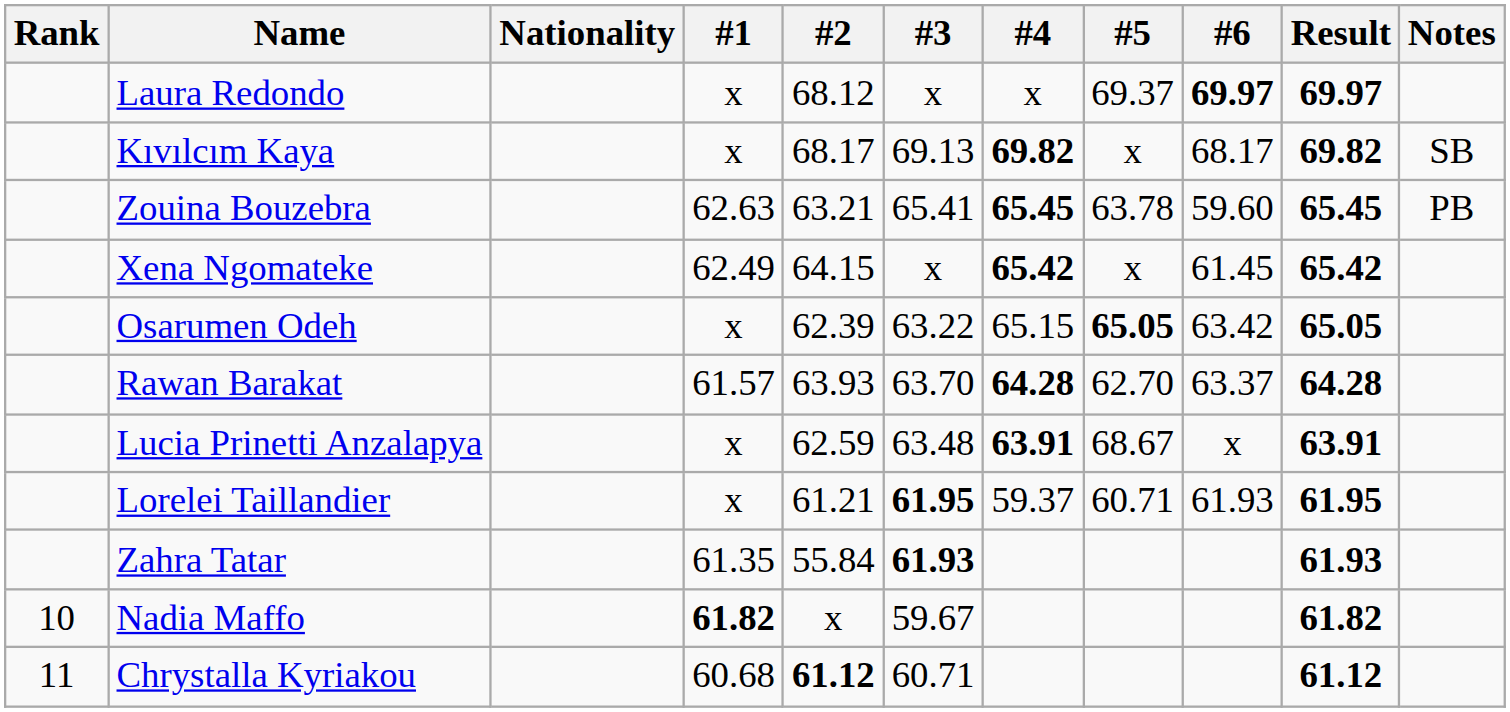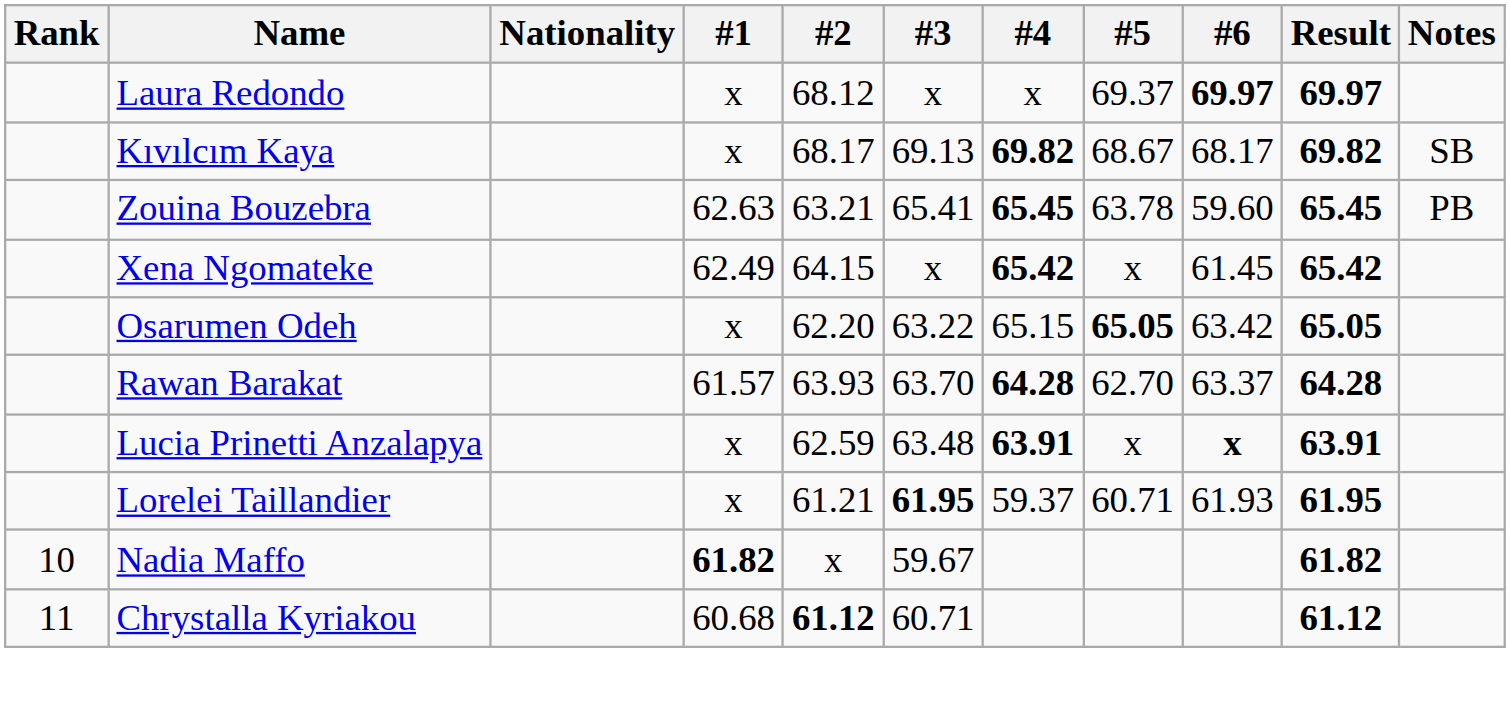(1133, 150) x -> (1133, 150) 68.67
(833, 325) 62.39 -> (833, 325) 62.20
(1133, 442) 68.67 -> (1133, 442) x
(1232, 442) normal -> (1232, 442) bold
- row: (201, 558)
